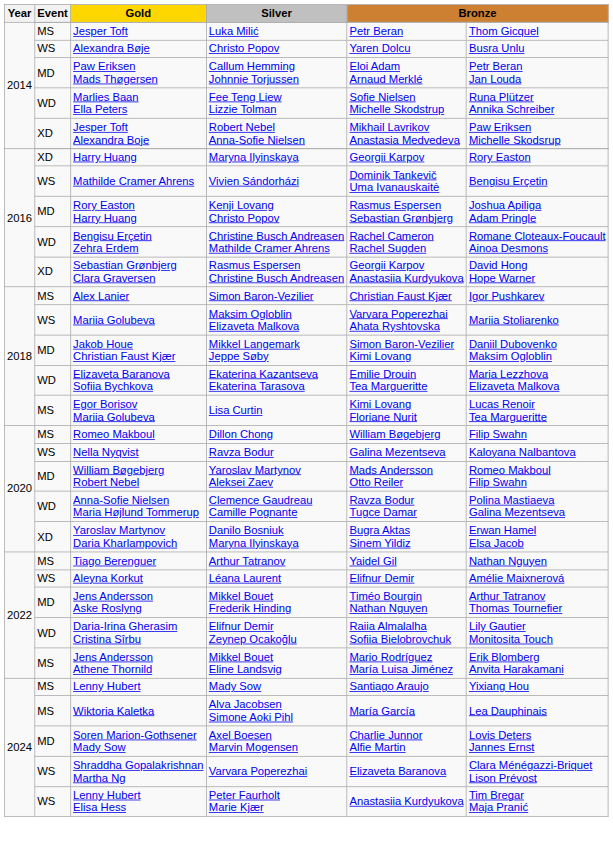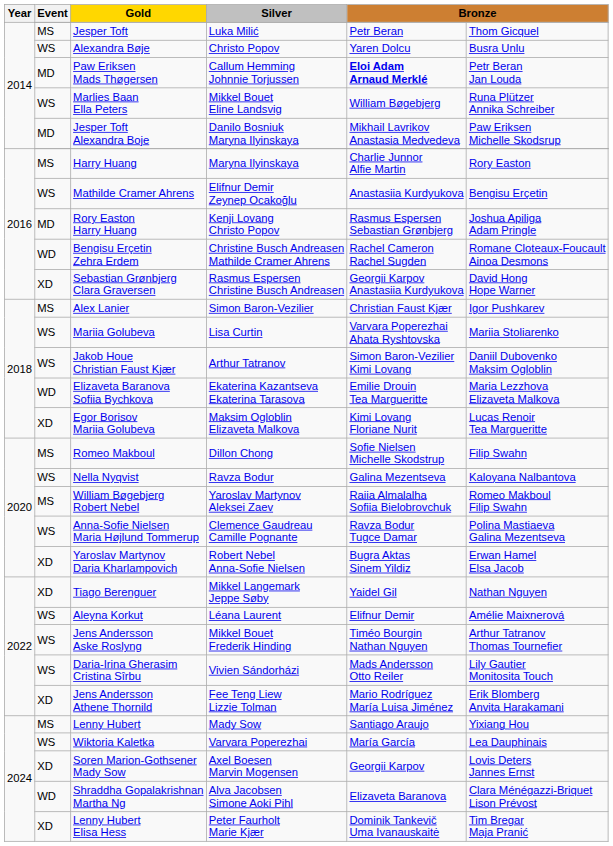(386, 73) normal -> (388, 73) bold
(47, 103) WD -> (46, 103) WS
(245, 103) Fee Teng Liew Lizzie Tolman -> (245, 103) Mikkel Bouet Eline Landsvig
(397, 103) Sofie Nielsen Michelle Skodstrup -> (395, 103) William Bøgebjerg
(45, 134) XD -> (46, 134) MD
(257, 134) Robert Nebel Anna-Sofie Nielsen -> (254, 134) Danilo Bosniuk Maryna Ilyinskaya
(45, 158) XD -> (46, 164) MS
(387, 158) Georgii Karpov -> (386, 164) Charlie Junnor Alfie Martin
(254, 182) Vivien Sándorházi -> (253, 194) Elifnur Demir Zeynep Ocakoğlu
(394, 182) Dominik Tankevič Uma Ivanauskaitė -> (407, 194) Anastasiia Kurdyukova
(254, 320) Maksim Ogloblin Elizaveta Malkova -> (236, 333) Lisa Curtin
(46, 350) MD -> (46, 363) WS
(254, 350) Mikkel Langemark Jeppe Søby -> (247, 363) Arthur Tatranov
(46, 411) MS -> (45, 423) XD
(236, 411) Lisa Curtin -> (254, 423) Maksim Ogloblin Elizaveta Malkova
(395, 435) William Bøgebjerg -> (397, 454) Sofie Nielsen Michelle Skodstrup
(46, 477) MD -> (46, 502) MS
(391, 477) Mads Andersson Otto Reiler -> (400, 502) Raiia Almalalha Sofiia Bielobrovchuk
(47, 507) WD -> (46, 532) WS
(254, 537) Danilo Bosniuk Maryna Ilyinskaya -> (257, 562) Robert Nebel Anna-Sofie Nielsen
(46, 561) MS -> (45, 592) XD
(247, 561) Arthur Tatranov -> (254, 592) Mikkel Langemark Jeppe Søby
(46, 603) MD -> (46, 640) WS
(47, 633) WD -> (46, 670) WS
(253, 633) Elifnur Demir Zeynep Ocakoğlu -> (254, 670) Vivien Sándorházi
(400, 633) Raiia Almalalha Sofiia Bielobrovchuk -> (391, 670) Mads Andersson Otto Reiler
(46, 663) MS -> (45, 701) XD
(245, 663) Mikkel Bouet Eline Landsvig -> (245, 701) Fee Teng Liew Lizzie Tolman
(46, 711) MS -> (46, 742) WS
(251, 711) Alva Jacobsen Simone Aoki Pihl -> (258, 742) Varvara Poperezhai
(46, 741) MD -> (45, 766) XD
(386, 741) Charlie Junnor Alfie Martin -> (387, 766) Georgii Karpov
(46, 772) WS -> (47, 797) WD
(258, 772) Varvara Poperezhai -> (251, 797) Alva Jacobsen Simone Aoki Pihl
(46, 802) WS -> (45, 827) XD
(407, 802) Anastasiia Kurdyukova -> (394, 827) Dominik Tankevič Uma Ivanauskaitė
